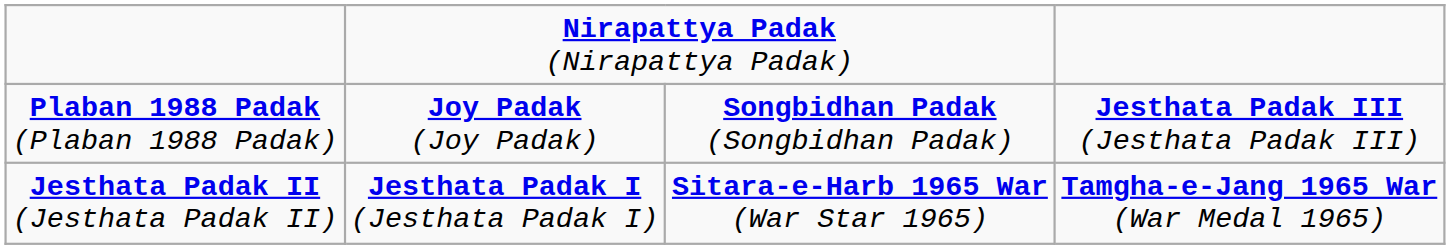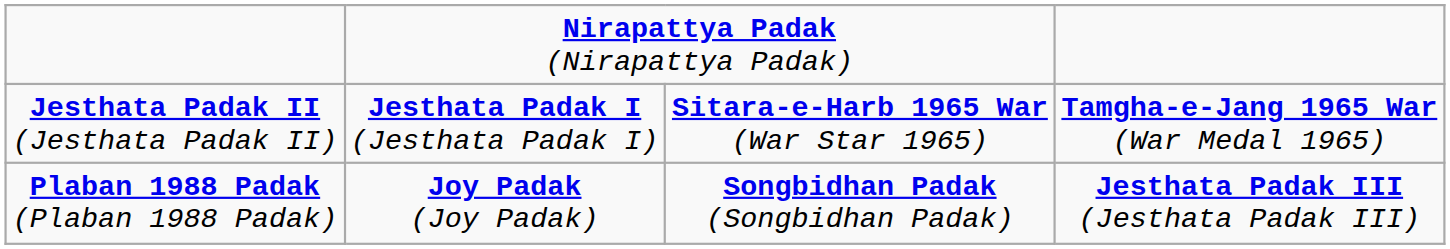rows swapped: (175, 124) <-> (175, 203)
